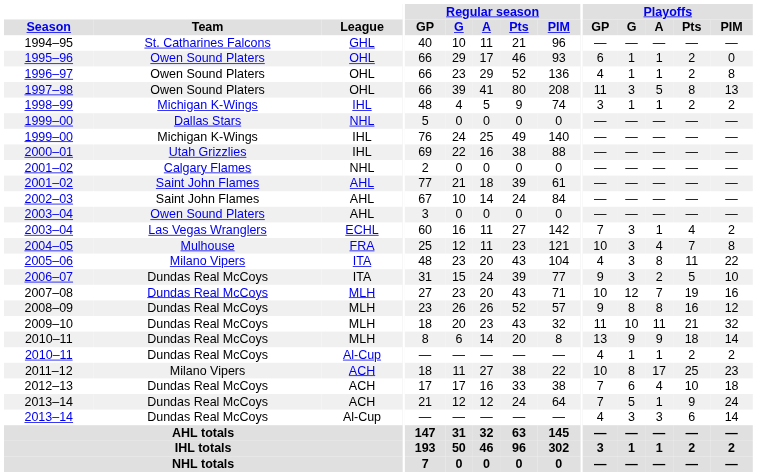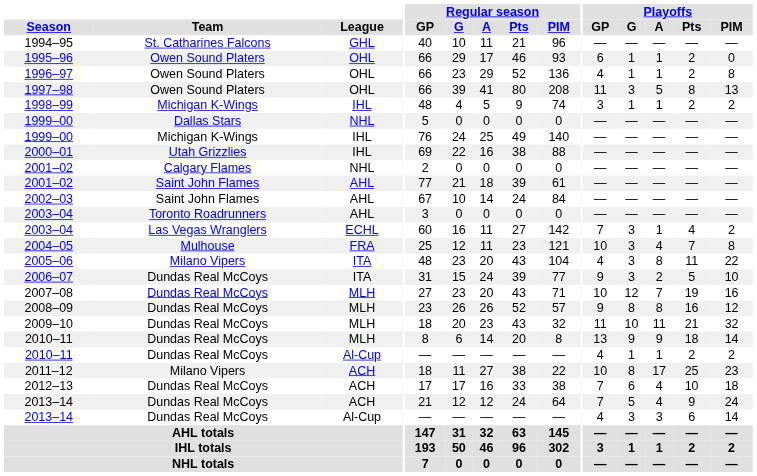(208, 214) Owen Sound Platers -> (208, 214) Toronto Roadrunners
(659, 401) 1 -> (659, 401) 4
